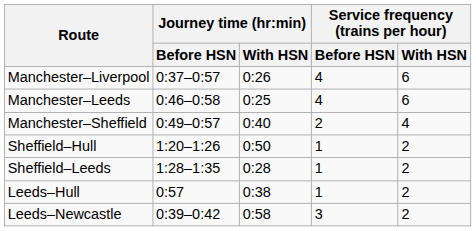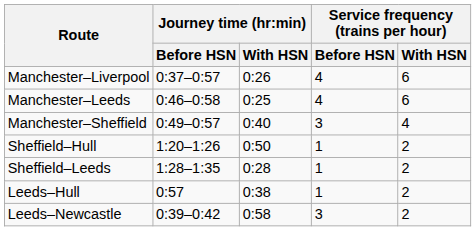(319, 123) 2 -> (319, 123) 3
